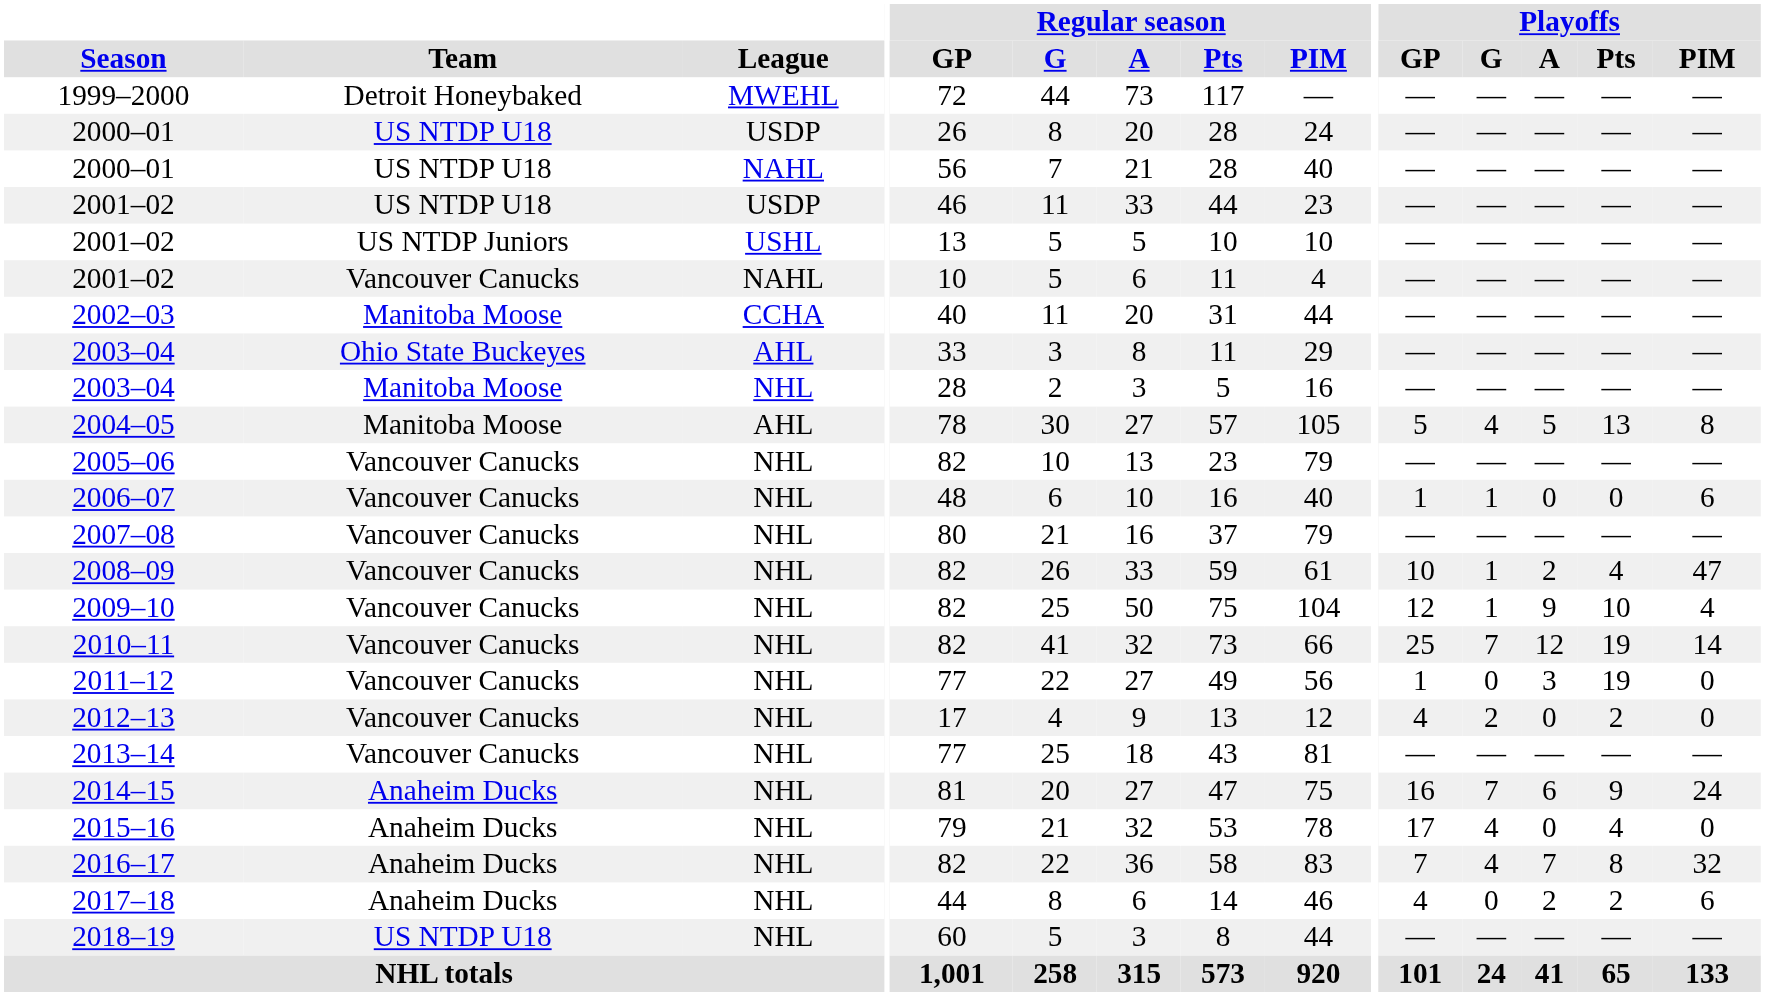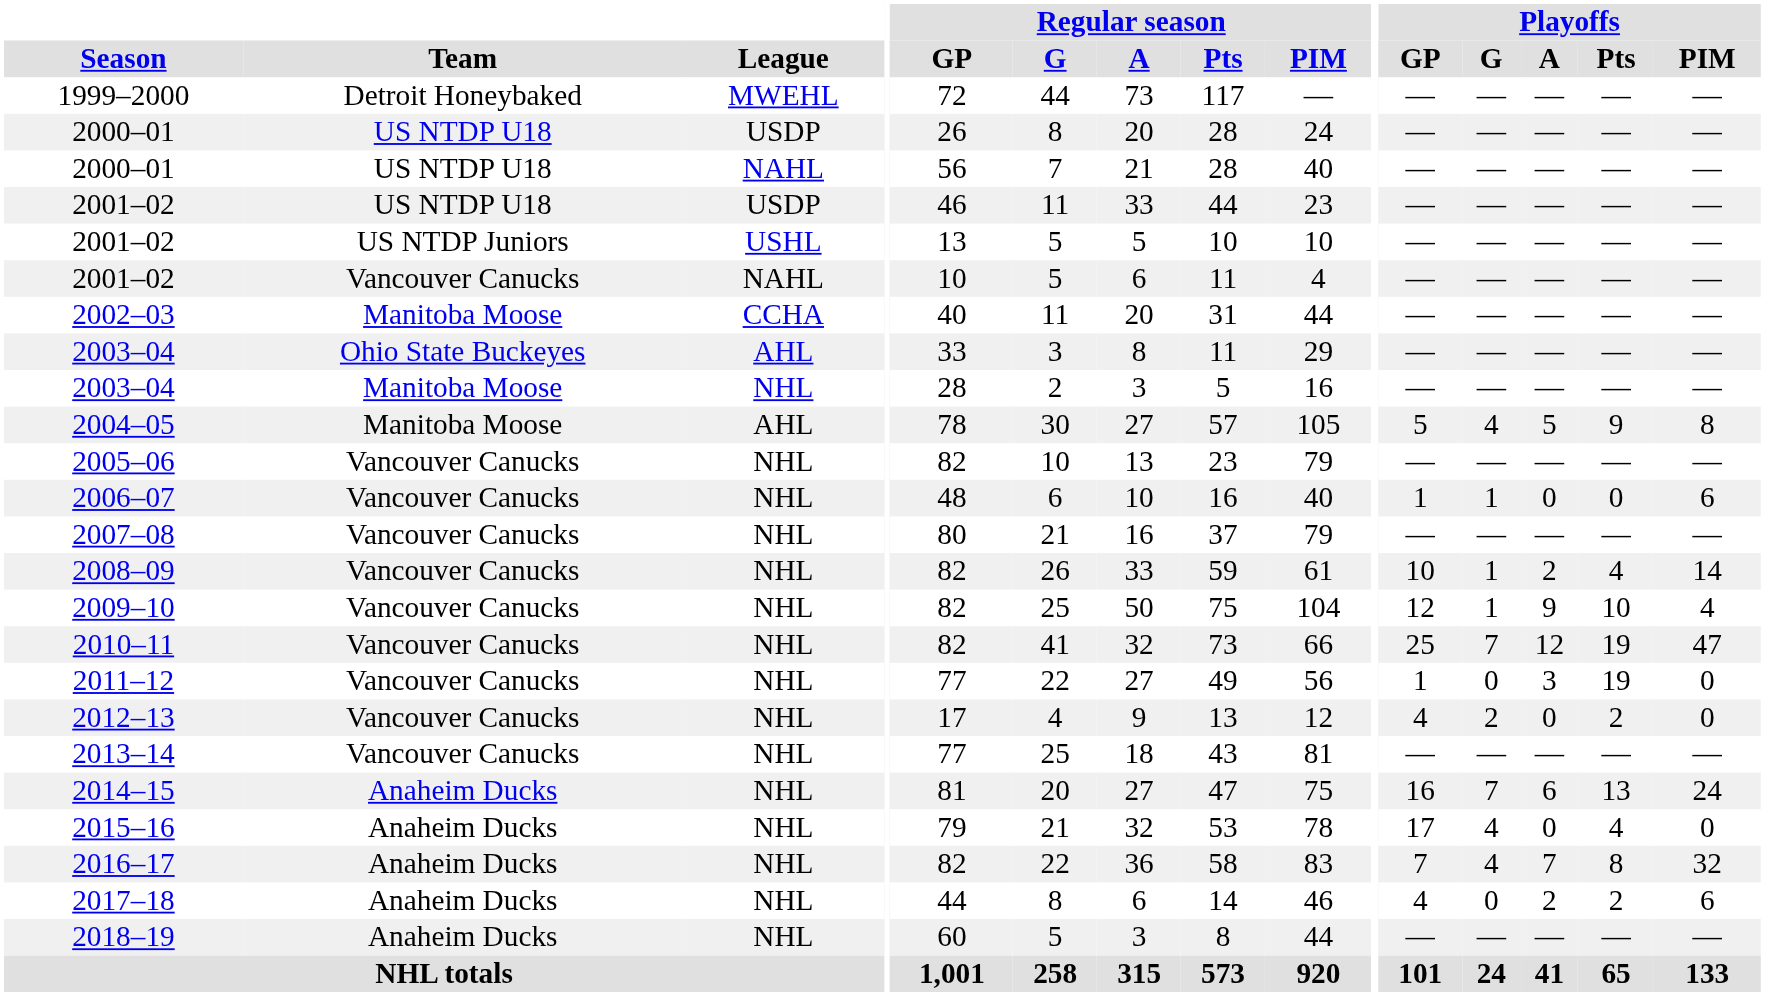(1616, 424) 13 -> (1616, 424) 9
(1707, 570) 47 -> (1707, 570) 14
(1707, 644) 14 -> (1707, 644) 47
(1616, 790) 9 -> (1616, 790) 13
(463, 936) US NTDP U18 -> (463, 936) Anaheim Ducks
